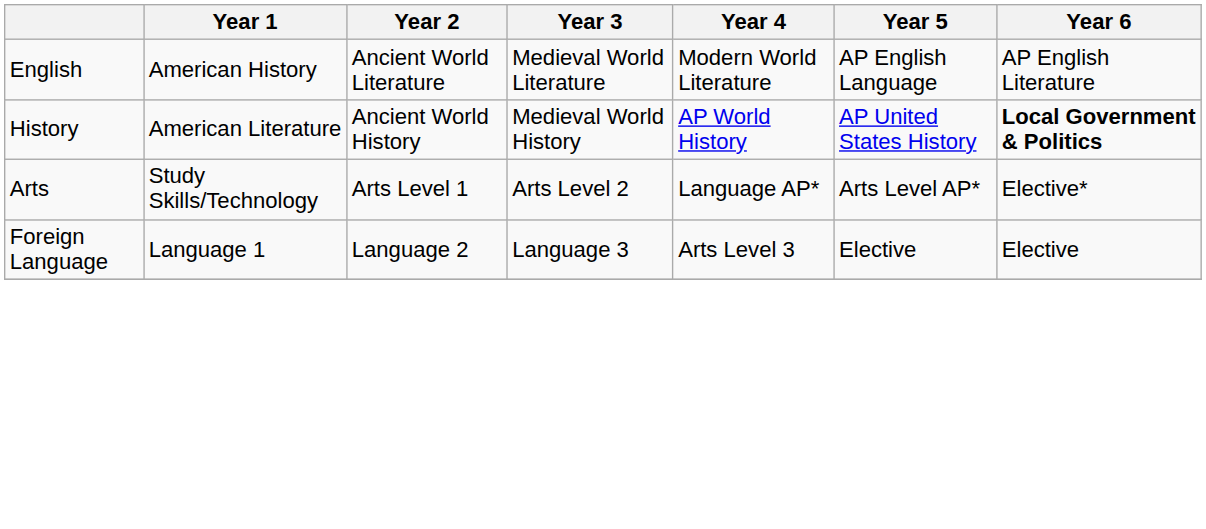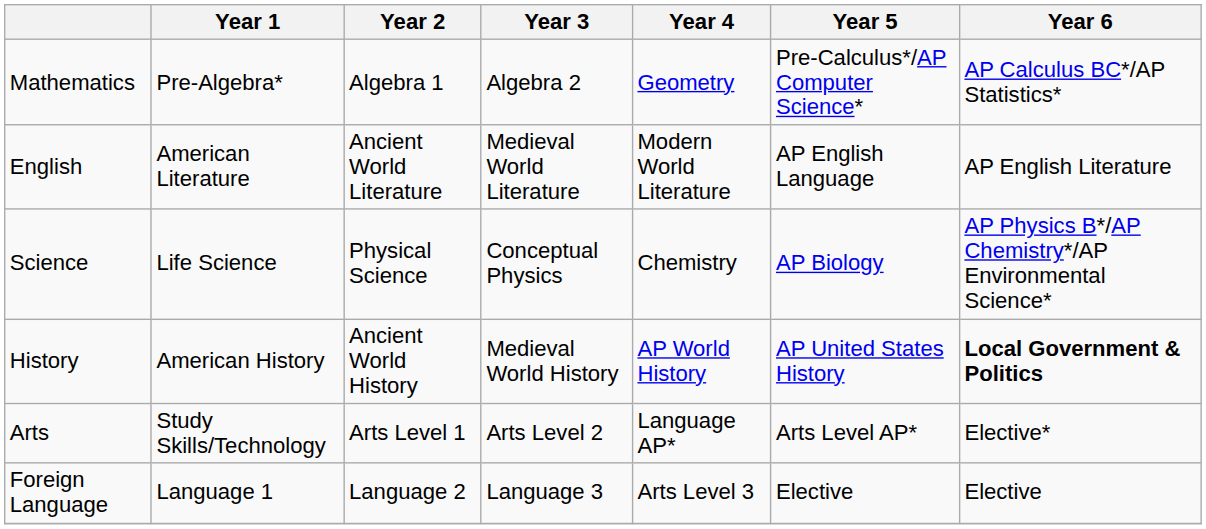+ row: (72, 81)
(233, 69) American History -> (203, 166) American Literature
+ row: (49, 263)
(245, 129) American Literature -> (240, 360) American History
